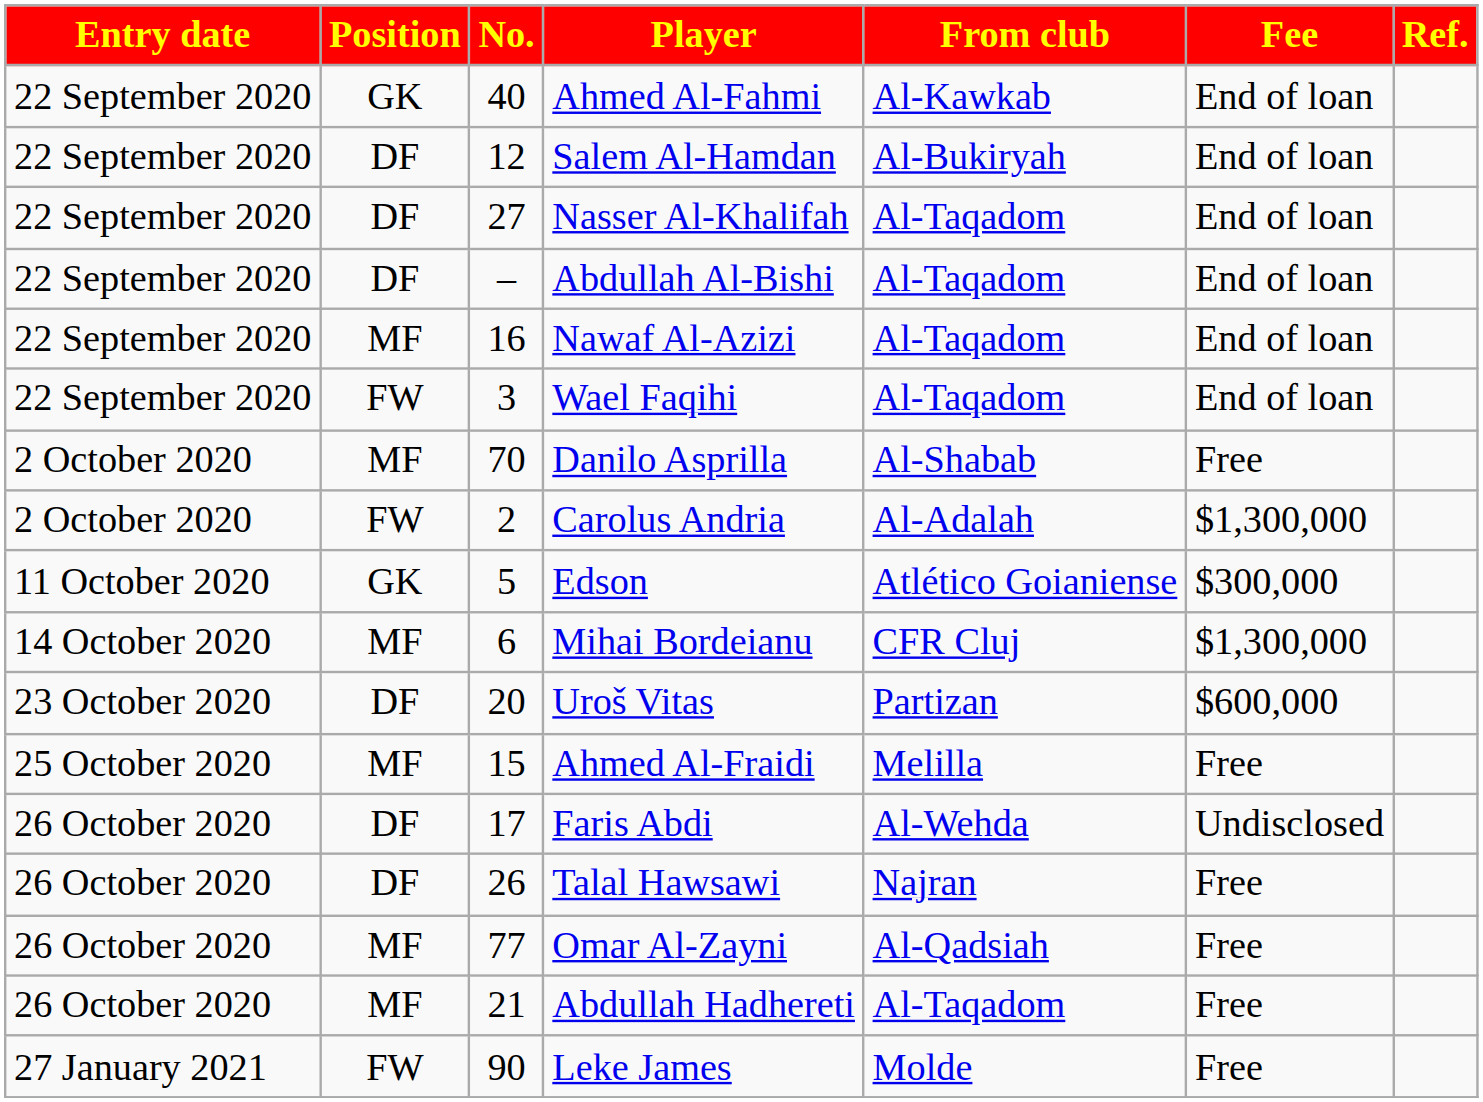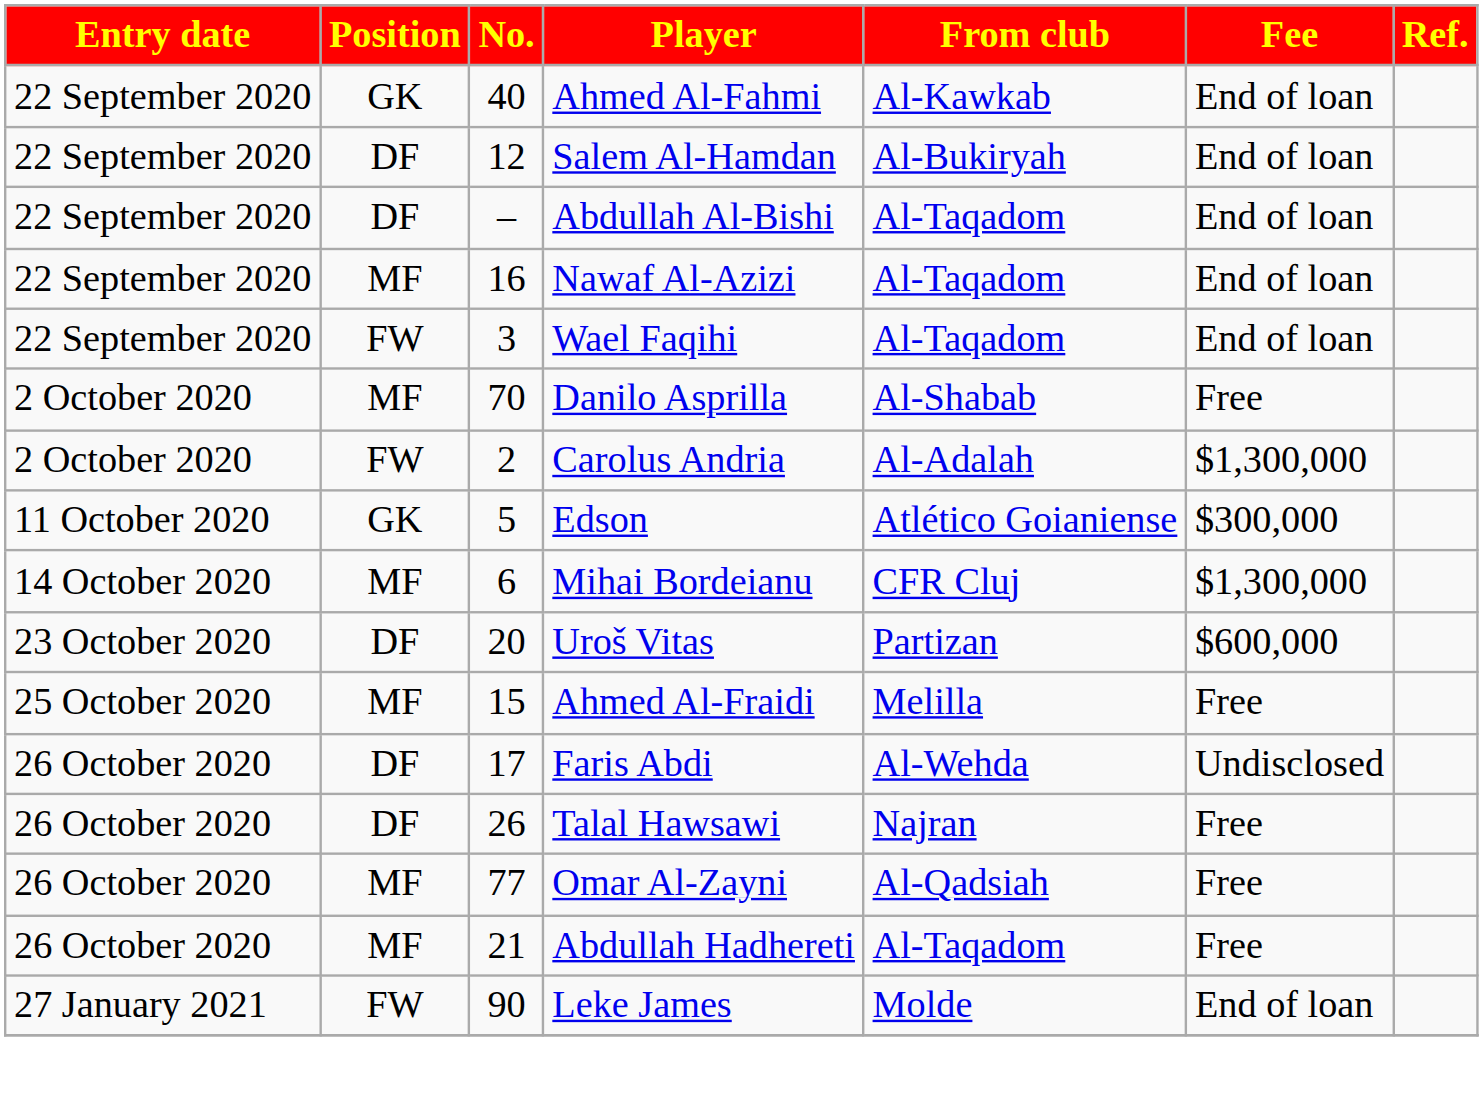- row: (700, 216)
(1229, 1065) Free -> (1284, 1005) End of loan
